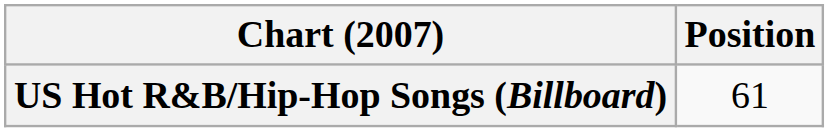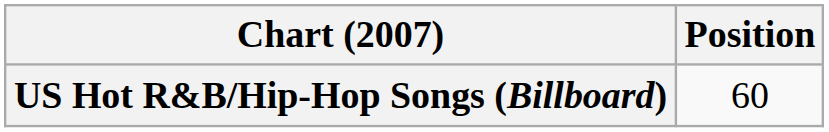(750, 94) 61 -> (750, 94) 60
